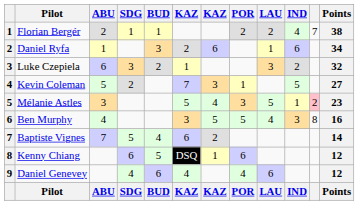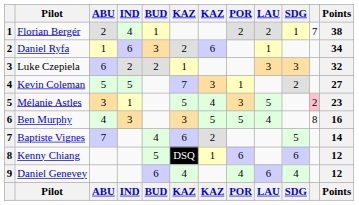columns swapped: (131, 13) <-> (297, 13)
